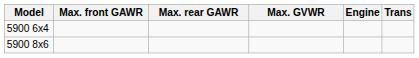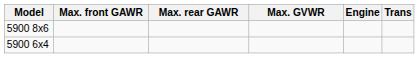rows swapped: (28, 28) <-> (28, 45)
